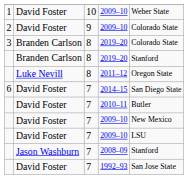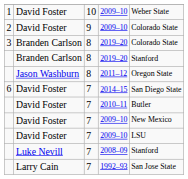(39, 74) Luke Nevill -> (48, 74) Jason Washburn
(48, 151) Jason Washburn -> (39, 151) Luke Nevill
(41, 167) David Foster -> (37, 167) Larry Cain
